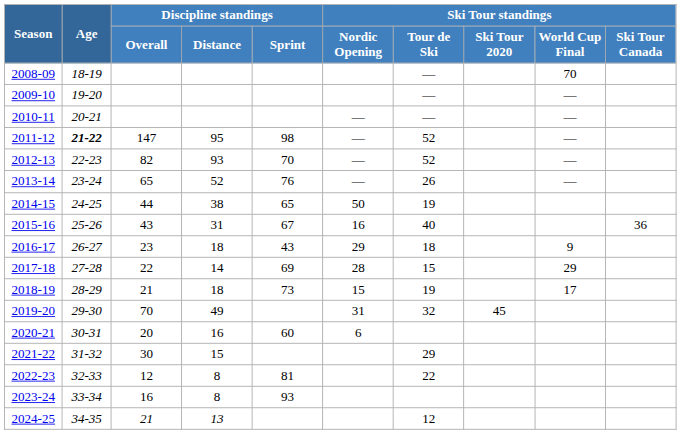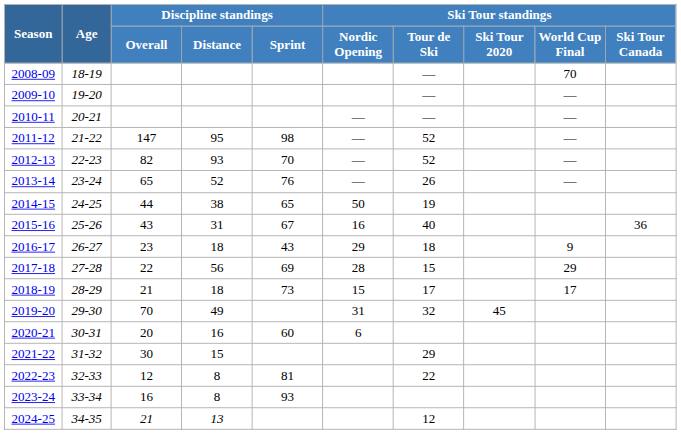(87, 138) bold -> (87, 138) normal
(217, 268) 14 -> (217, 268) 56
(429, 289) 19 -> (429, 289) 17
